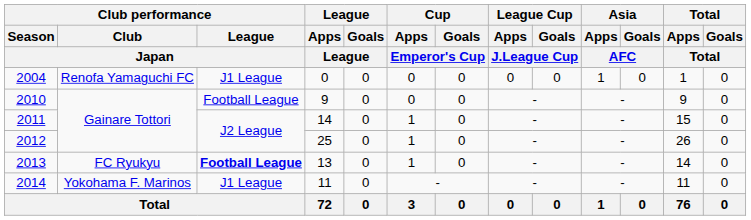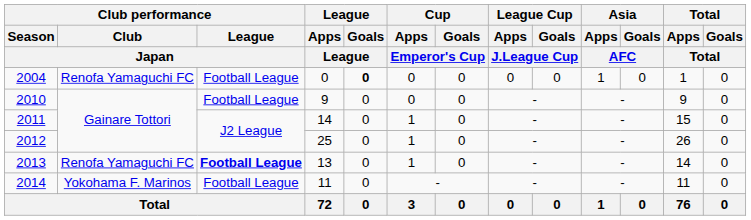(251, 78) J1 League -> (251, 78) Football League
(366, 78) normal -> (366, 78) bold
(127, 162) FC Ryukyu -> (127, 162) Renofa Yamaguchi FC
(251, 183) J1 League -> (251, 183) Football League
